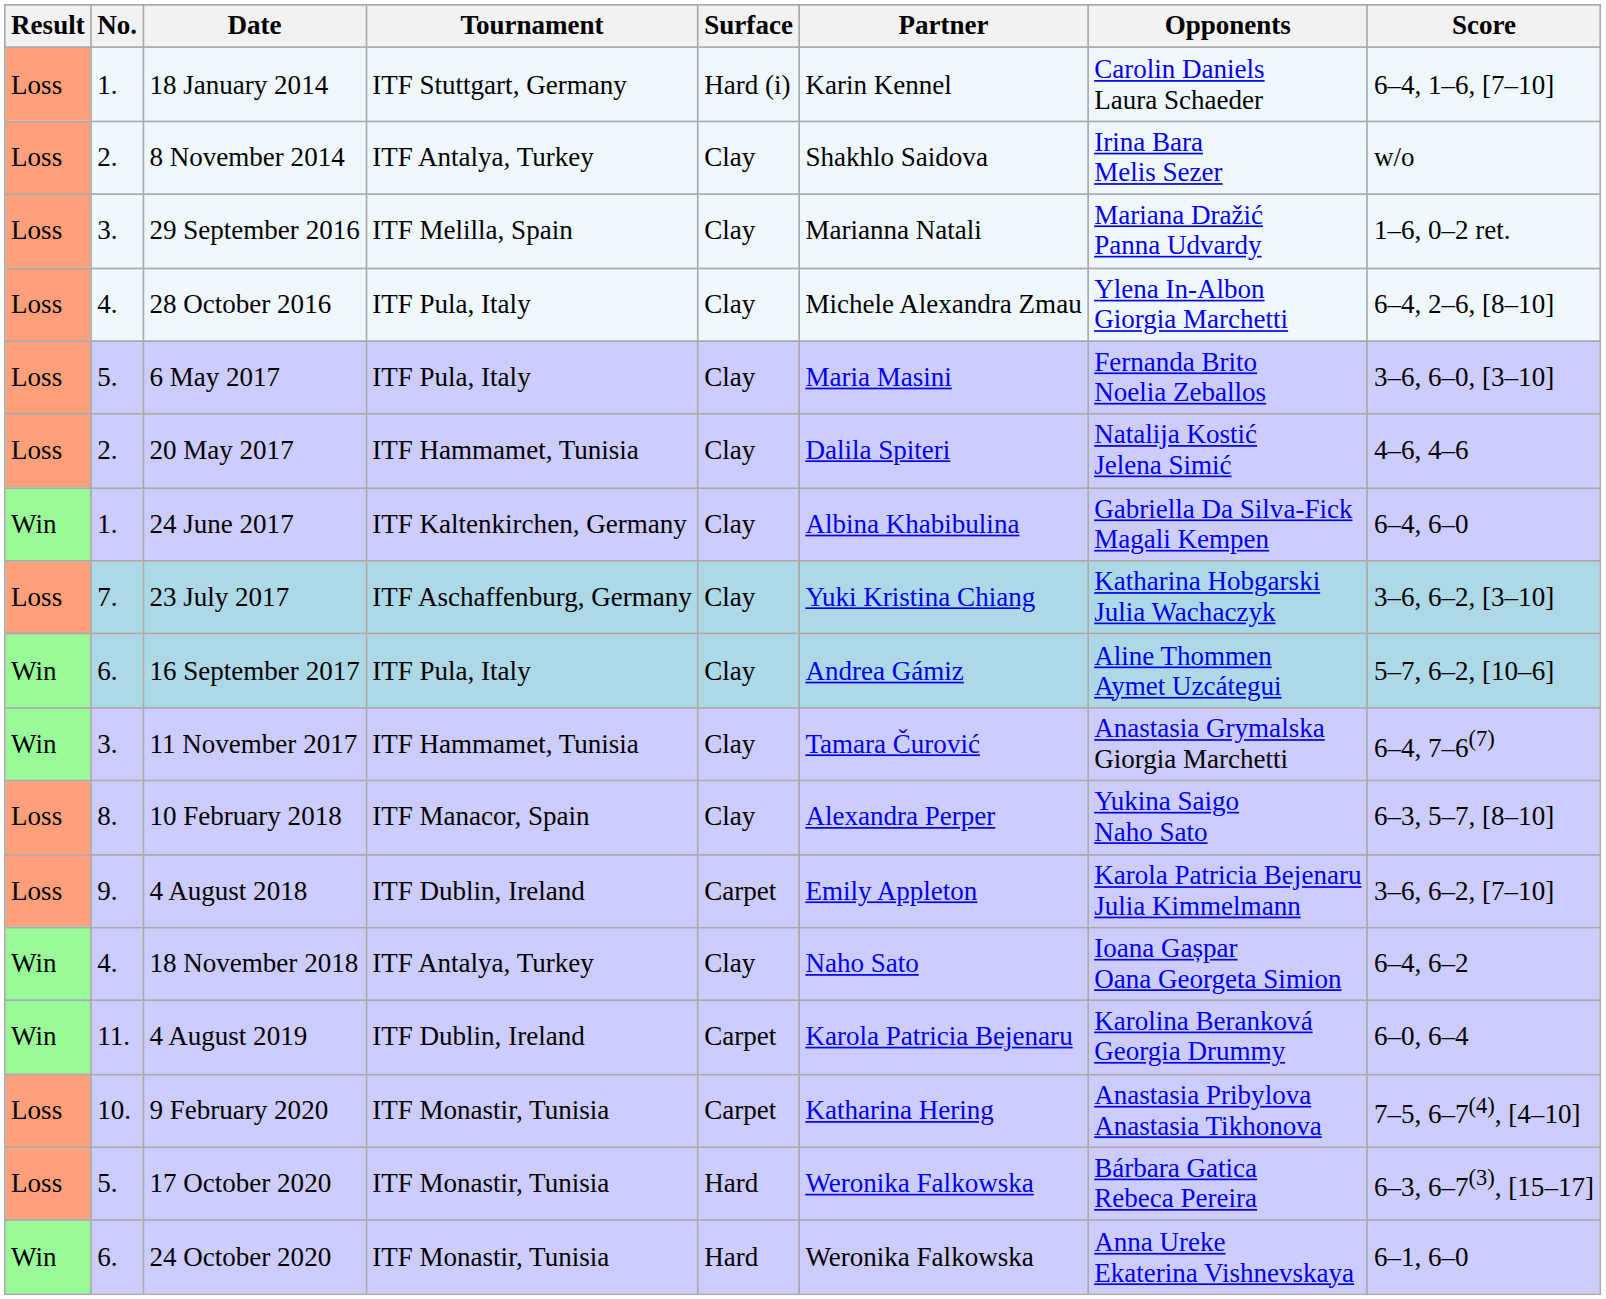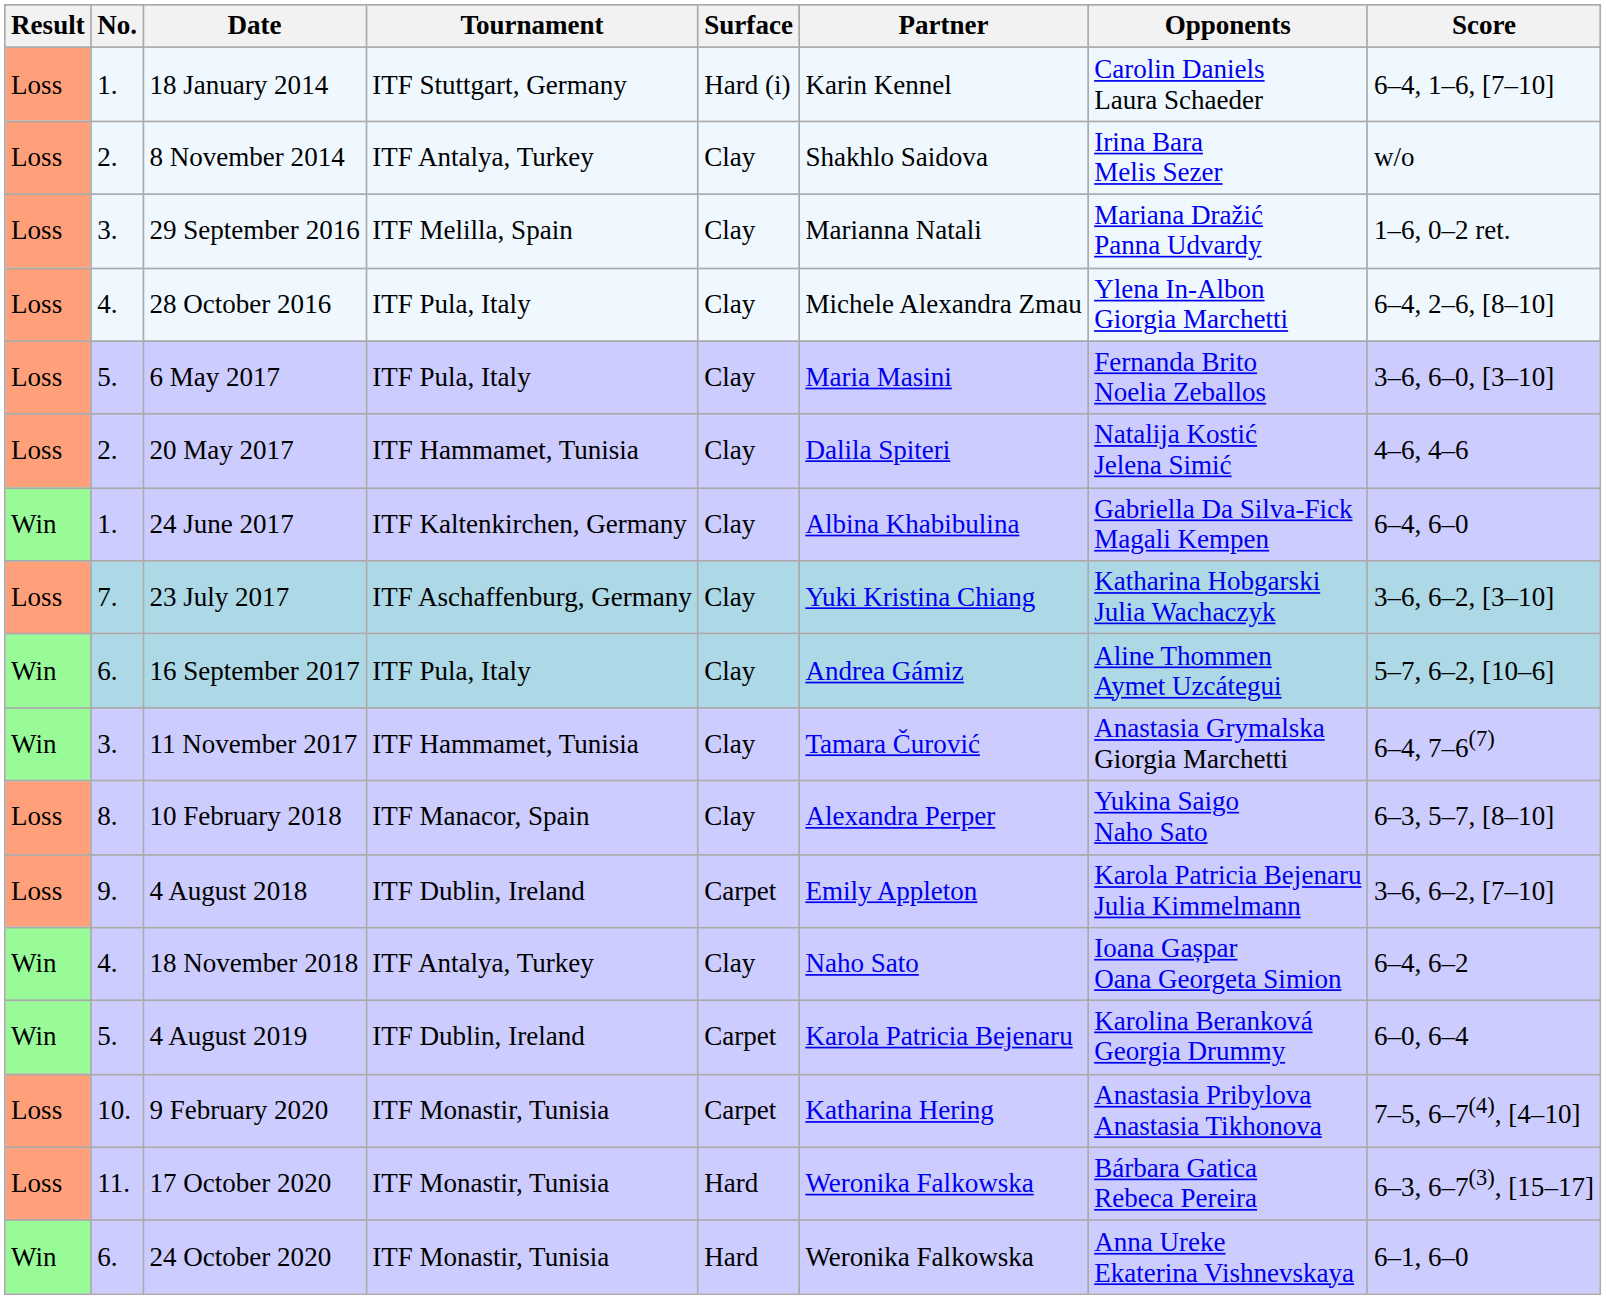(114, 1036) 11. -> (107, 1036) 5.
(107, 1183) 5. -> (114, 1183) 11.
